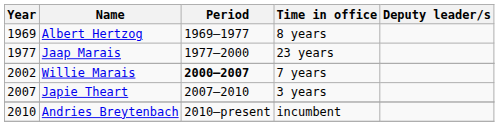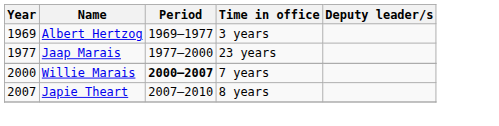(302, 34) 8 years -> (244, 34) 3 years
(22, 73) 2002 -> (22, 73) 2000
(302, 92) 3 years -> (244, 92) 8 years
- row: (110, 112)
